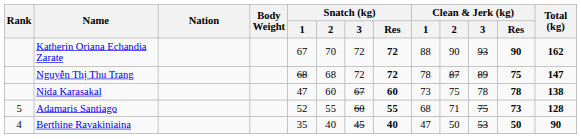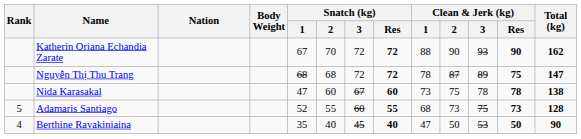(454, 108) 71 -> (454, 108) 73
